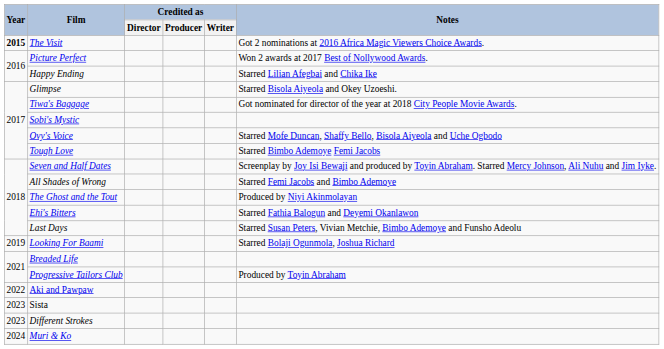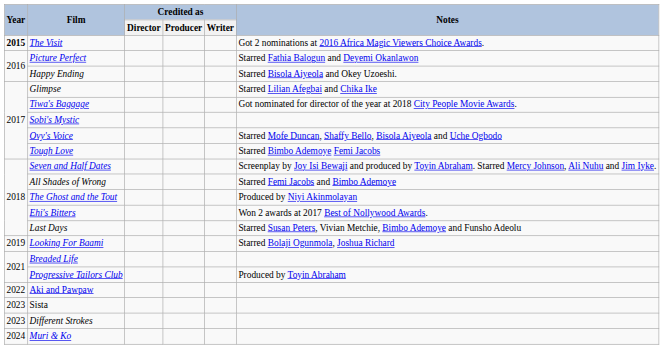(333, 58) Won 2 awards at 2017 Best of Nollywood Awards. -> (328, 58) Starred Fathia Balogun and Deyemi Okanlawon
(308, 74) Starred Lilian Afegbai and Chika Ike -> (318, 74) Starred Bisola Aiyeola and Okey Uzoeshi.
(318, 89) Starred Bisola Aiyeola and Okey Uzoeshi. -> (308, 89) Starred Lilian Afegbai and Chika Ike
(328, 213) Starred Fathia Balogun and Deyemi Okanlawon -> (333, 213) Won 2 awards at 2017 Best of Nollywood Awards.
